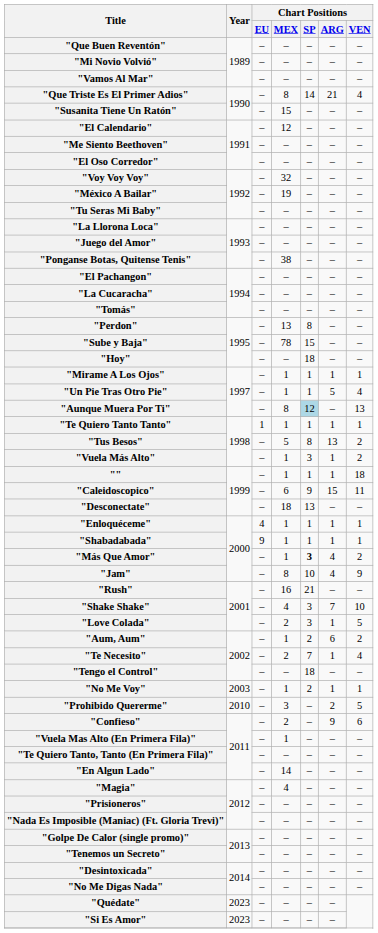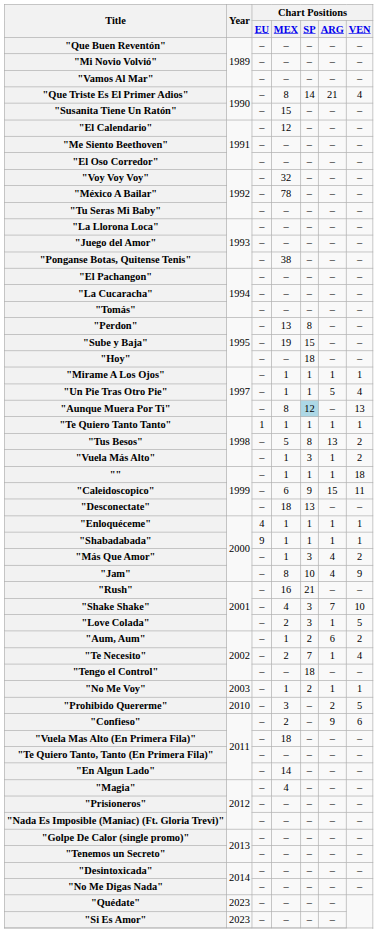(286, 194) 19 -> (286, 194) 78
(286, 342) 78 -> (286, 342) 19
(309, 557) bold -> (309, 557) normal
(286, 738) 1 -> (286, 738) 18
